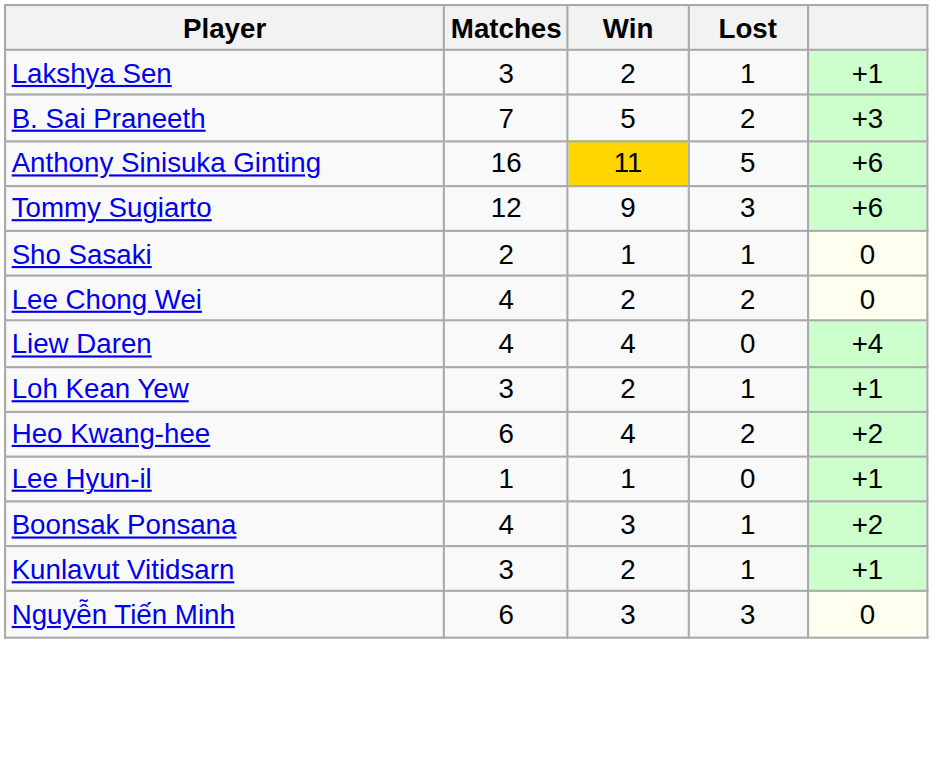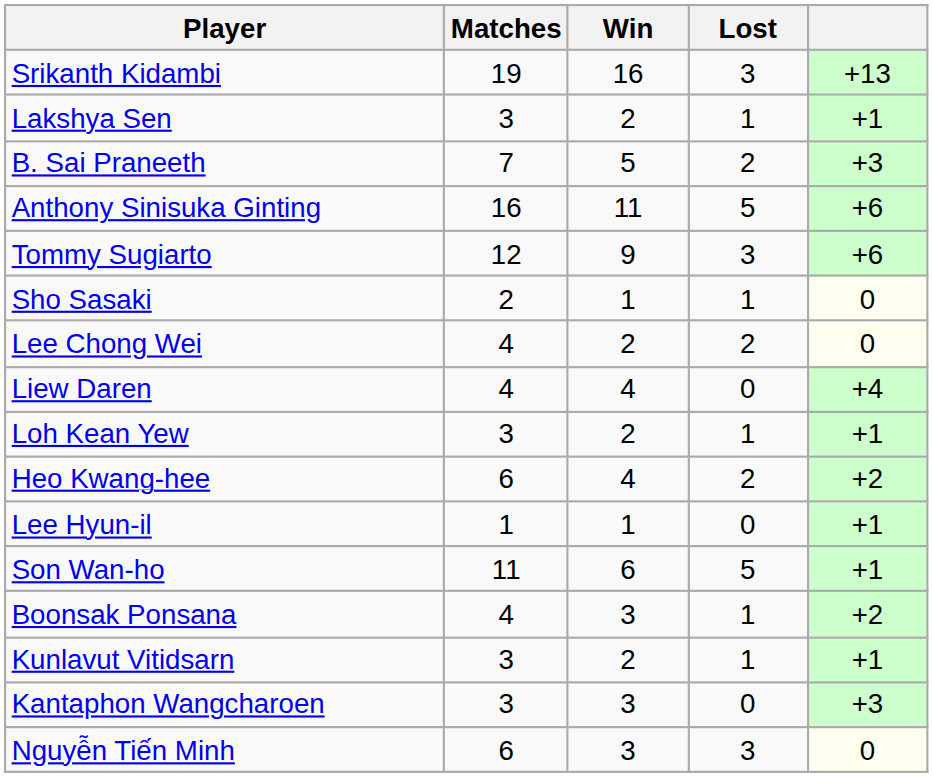+ row: (116, 73)
(628, 163) gold background -> (628, 208) no background
+ row: (88, 569)
+ row: (168, 705)
